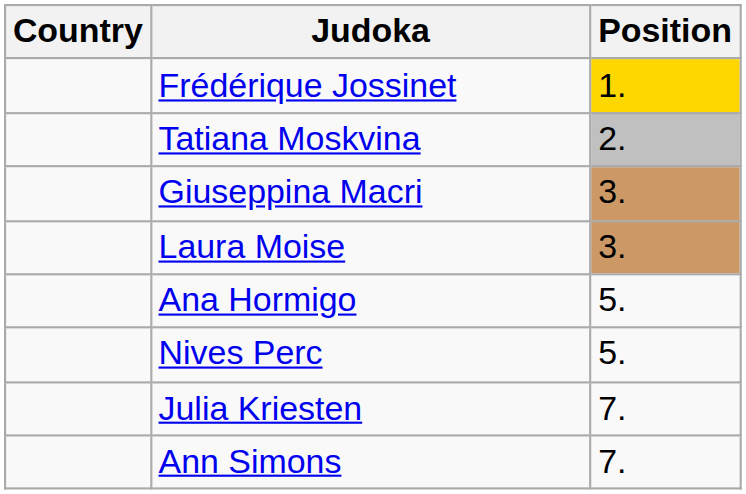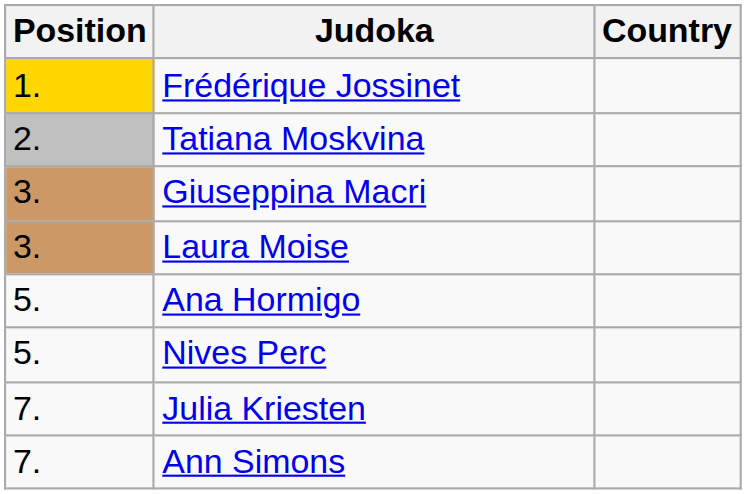columns swapped: (665, 31) <-> (78, 31)
